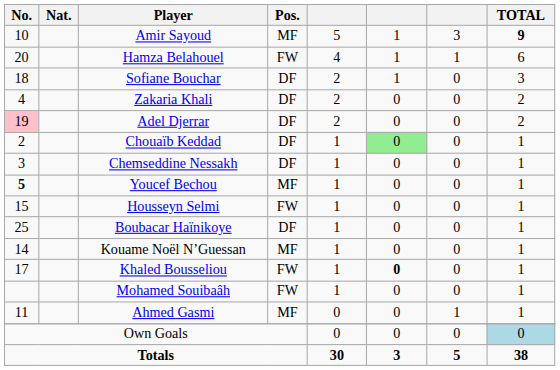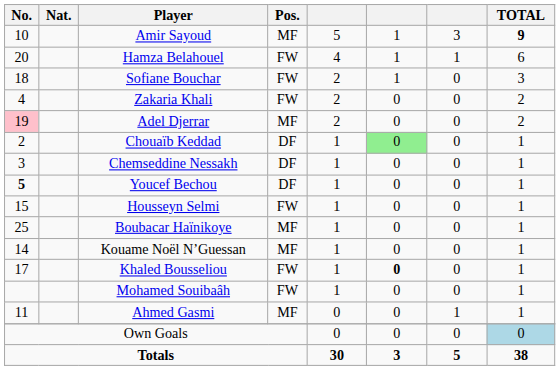(287, 78) DF -> (287, 78) FW
(287, 99) DF -> (287, 99) FW
(287, 120) DF -> (287, 120) MF
(287, 184) MF -> (287, 184) DF
(287, 227) DF -> (287, 227) MF
